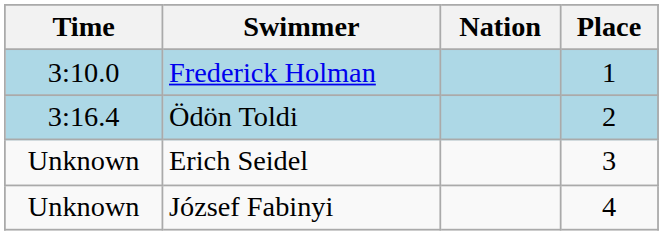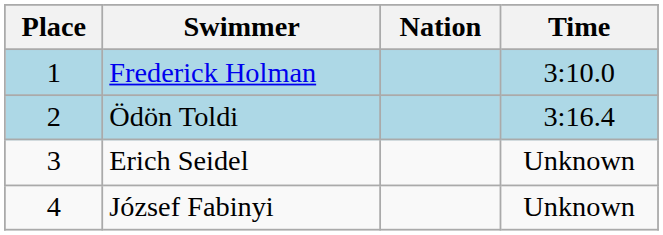columns swapped: (609, 26) <-> (84, 26)
